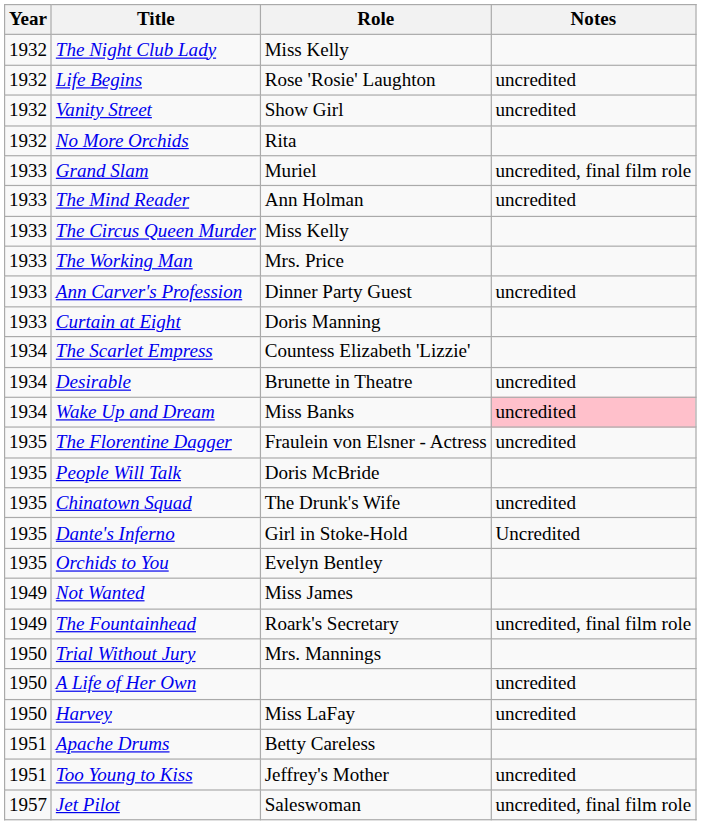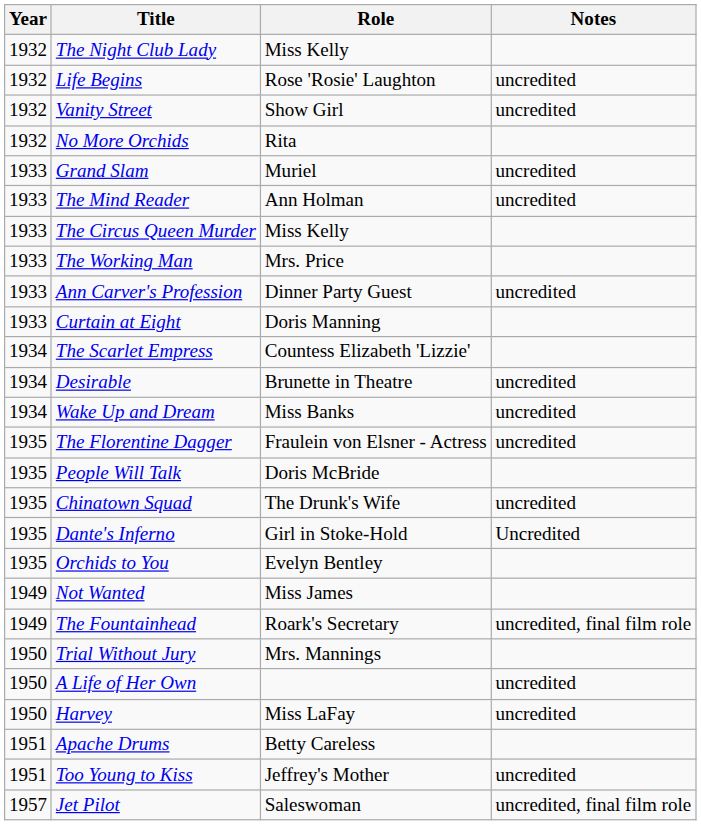(593, 170) uncredited, final film role -> (536, 170) uncredited
(536, 412) pink background -> (536, 412) no background
